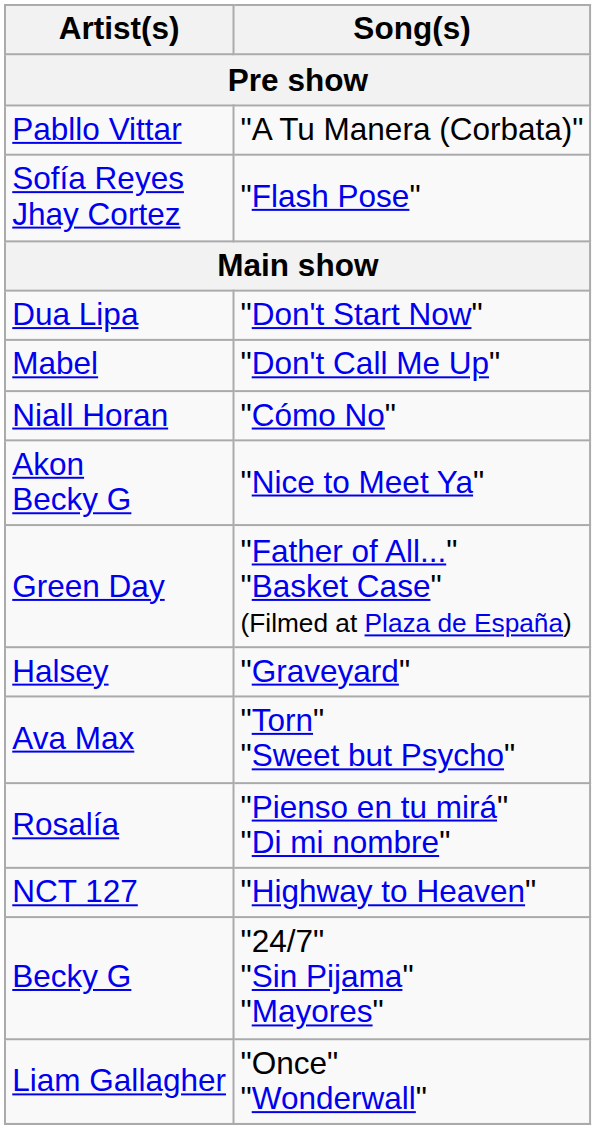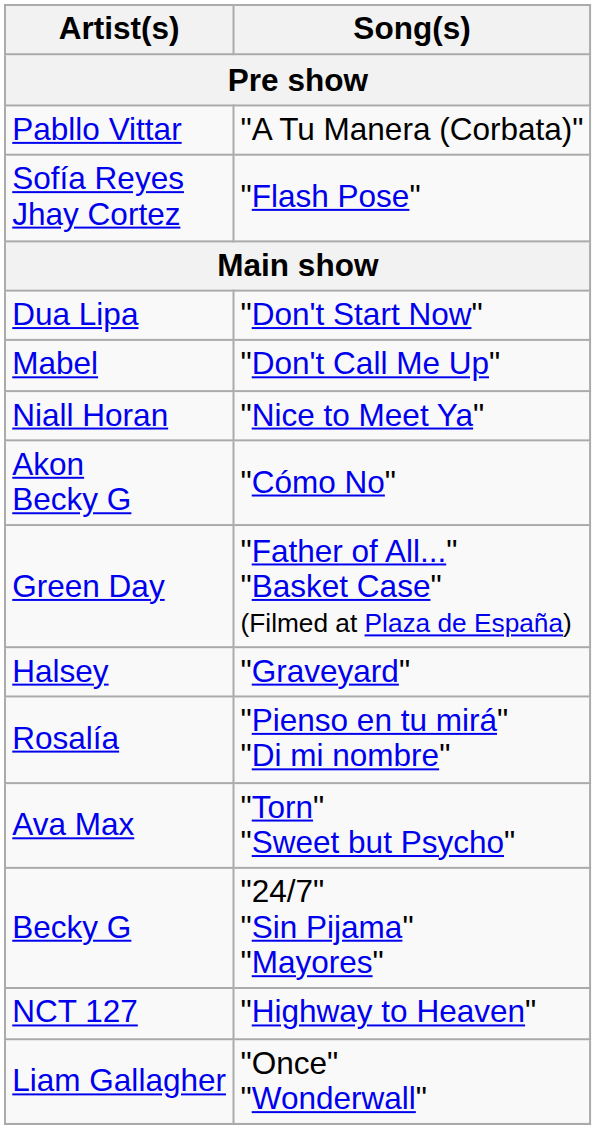(318, 414) "Cómo No" -> (362, 414) "Nice to Meet Ya"
(362, 482) "Nice to Meet Ya" -> (318, 482) "Cómo No"
rows swapped: (73, 738) <-> (66, 824)
rows swapped: (75, 892) <-> (72, 977)
